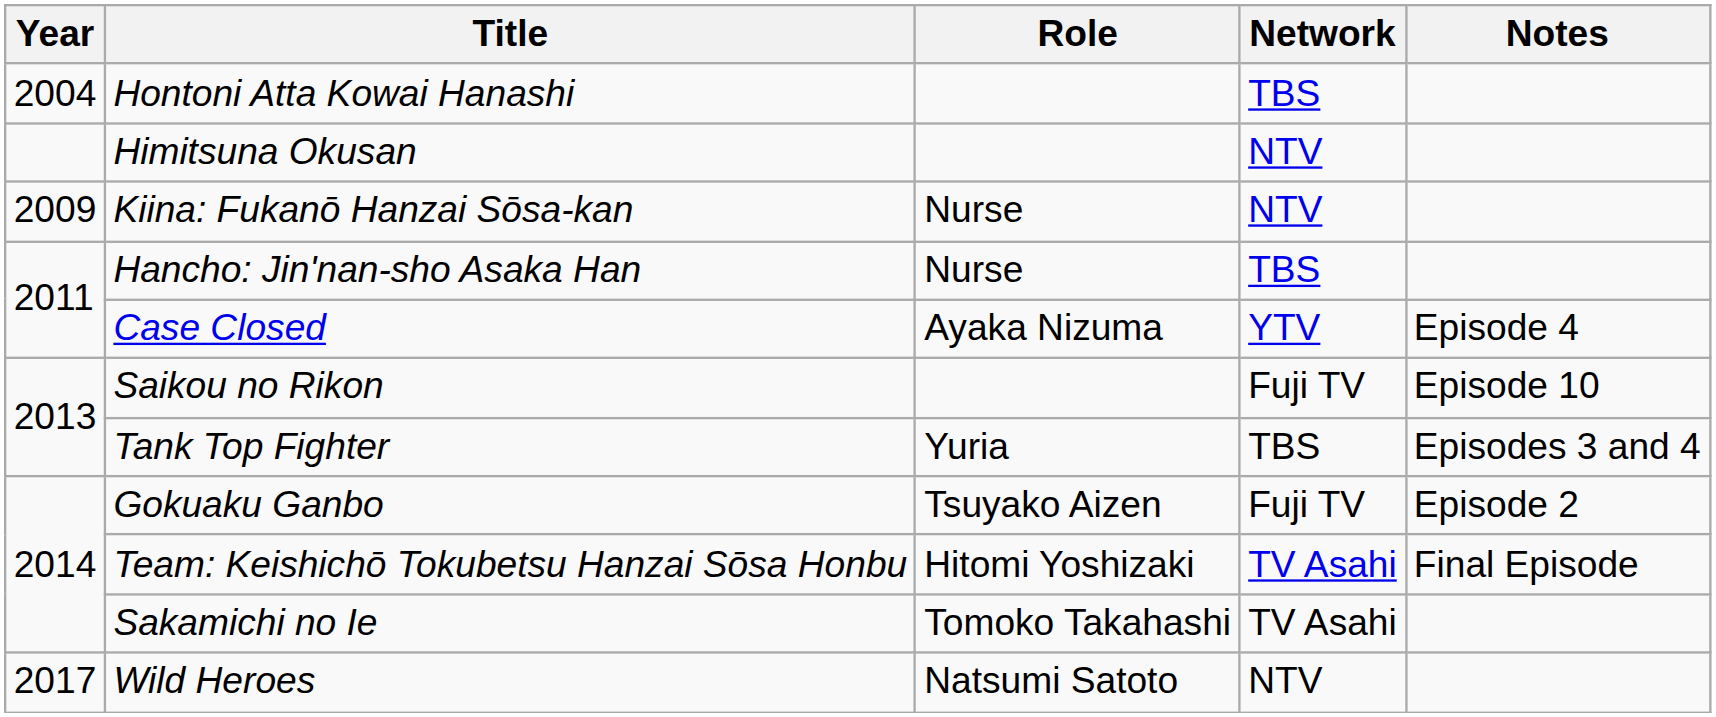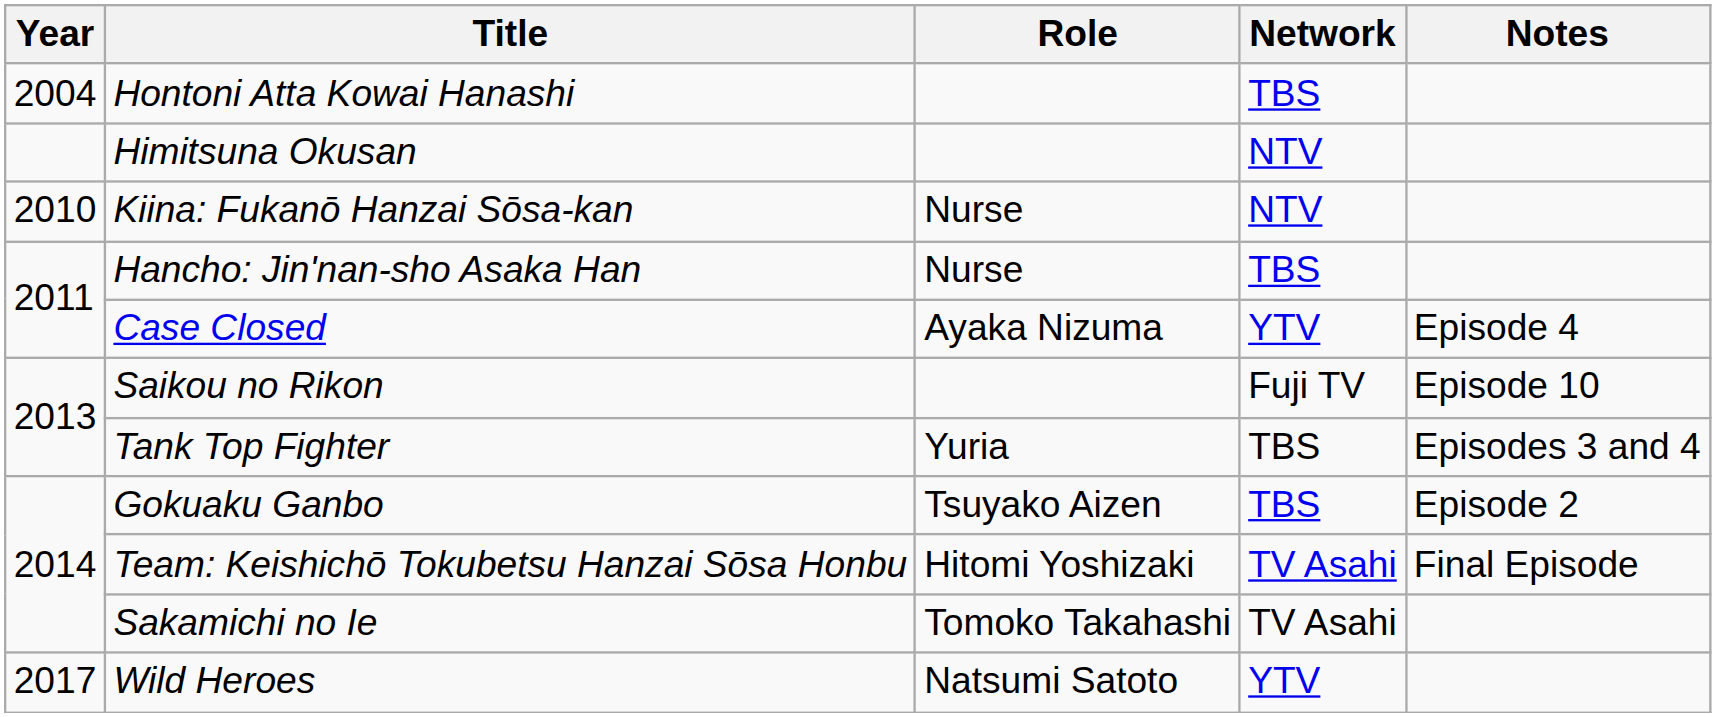(55, 210) 2009 -> (55, 210) 2010
(1307, 504) Fuji TV -> (1284, 504) TBS
(1285, 681) NTV -> (1284, 681) YTV
